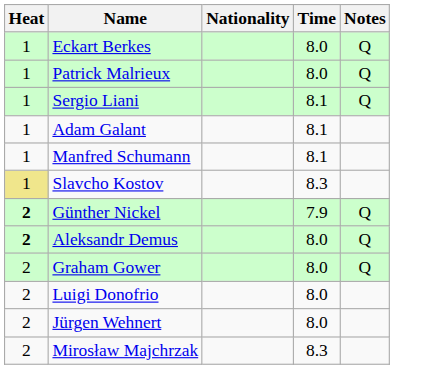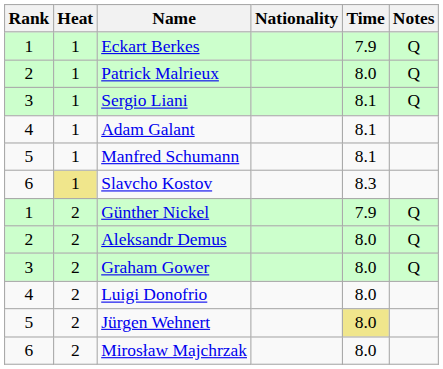+ column: (29, 18)
(317, 45) 8.0 -> (366, 45) 7.9
(26, 211) bold -> (75, 211) normal
(26, 239) bold -> (75, 239) normal
(317, 322) no background -> (366, 322) khaki background
(317, 350) 8.3 -> (366, 350) 8.0
